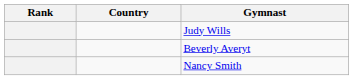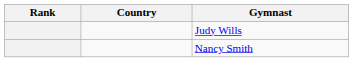- row: (217, 48)
